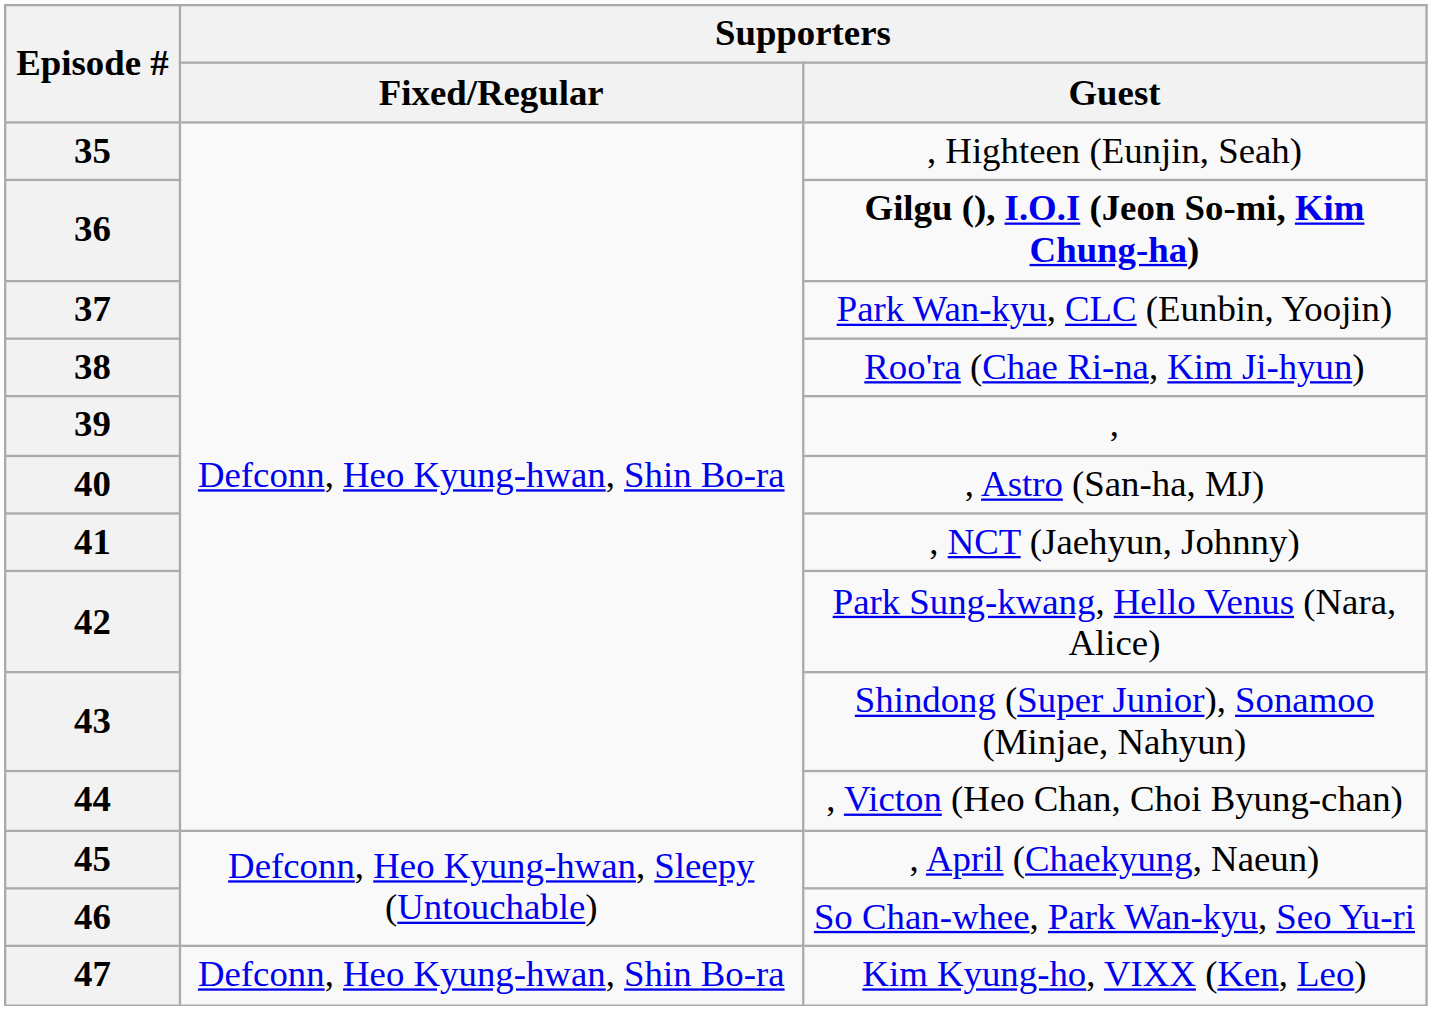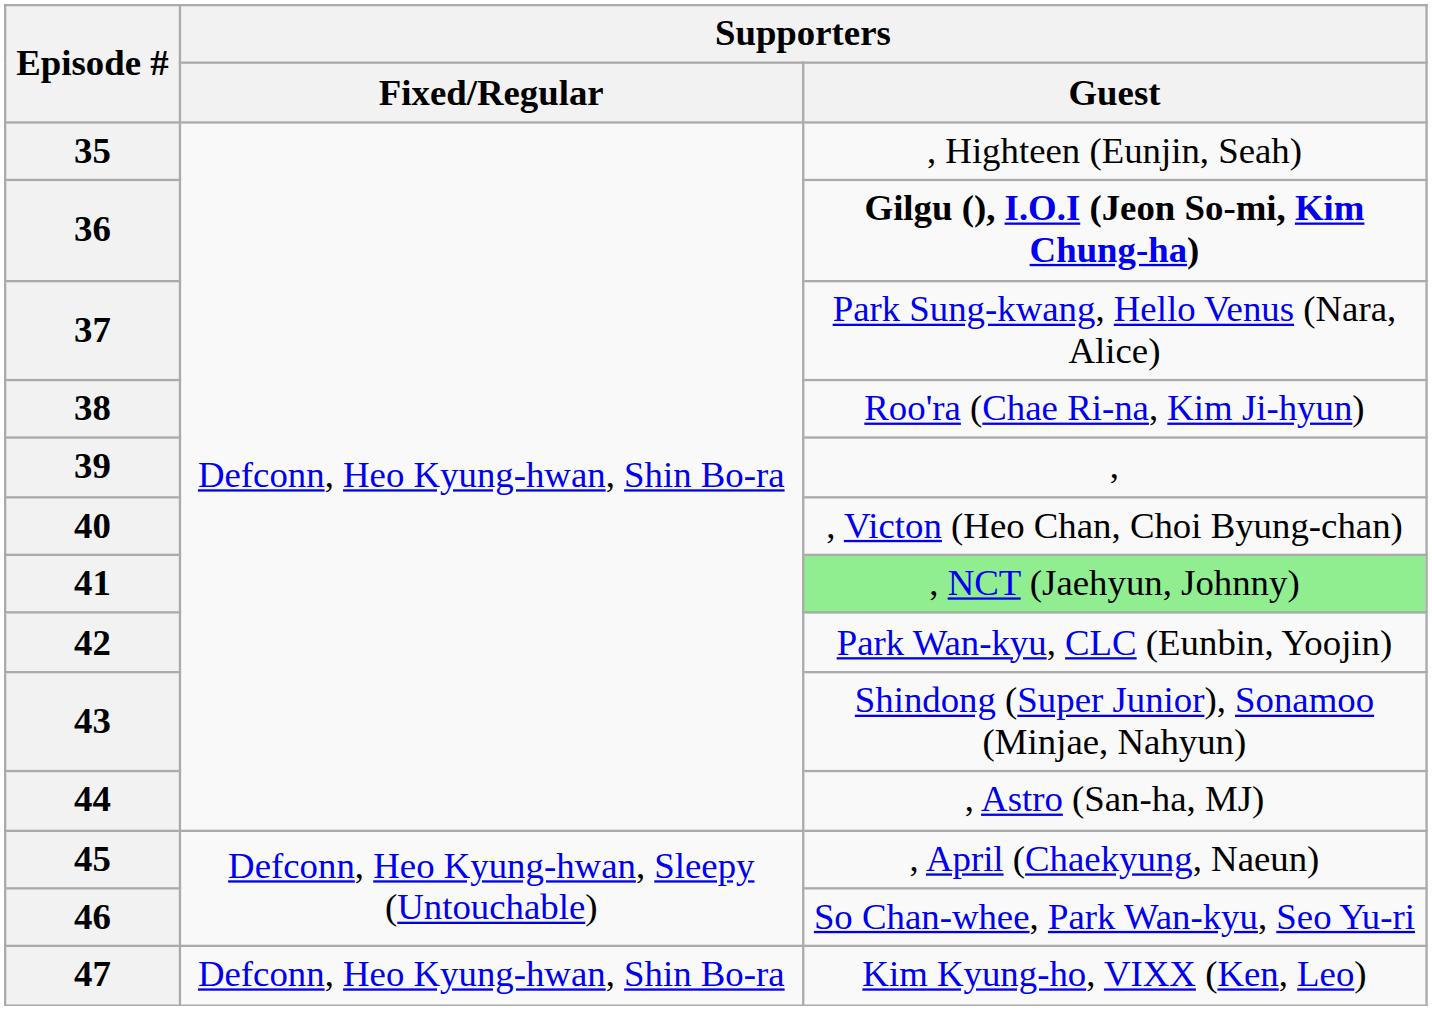(1114, 308) Park Wan-kyu, CLC (Eunbin, Yoojin) -> (1114, 329) Park Sung-kwang, Hello Venus (Nara, Alice)
(1114, 483) , Astro (San-ha, MJ) -> (1114, 525) , Victon (Heo Chan, Choi Byung-chan)
(1114, 541) no background -> (1114, 583) lightgreen background
(1114, 621) Park Sung-kwang, Hello Venus (Nara, Alice) -> (1114, 641) Park Wan-kyu, CLC (Eunbin, Yoojin)
(1114, 799) , Victon (Heo Chan, Choi Byung-chan) -> (1114, 799) , Astro (San-ha, MJ)
